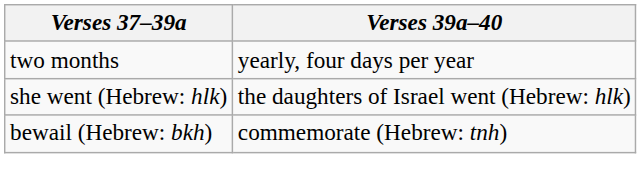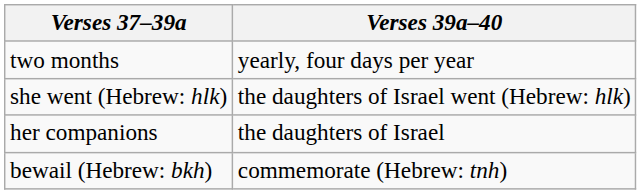+ row: (84, 133)
